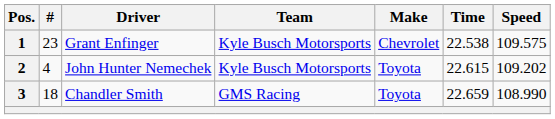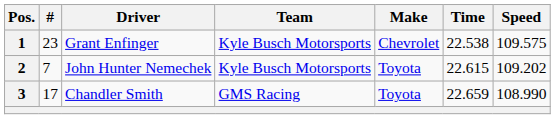(46, 68) 4 -> (46, 68) 7
(50, 94) 18 -> (50, 94) 17
